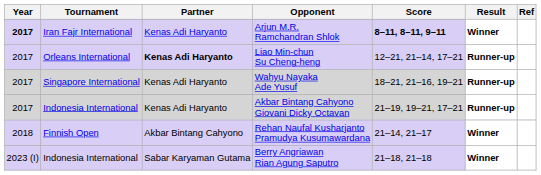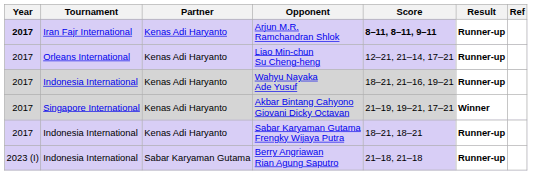(483, 32) Winner -> (482, 32) Runner-up
(189, 57) bold -> (186, 57) normal
(92, 82) Singapore International -> (90, 82) Indonesia International
(90, 108) Indonesia International -> (92, 108) Singapore International
(491, 108) Runner-up -> (474, 108) Winner
+ row: (308, 133)
- row: (312, 133)
(483, 158) Winner -> (482, 158) Runner-up
